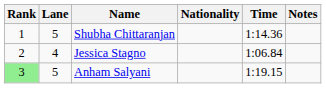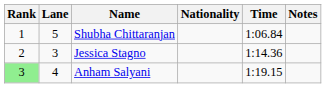(264, 33) 1:14.36 -> (264, 33) 1:06.84
(55, 53) 4 -> (55, 53) 3
(264, 53) 1:06.84 -> (264, 53) 1:14.36
(55, 72) 5 -> (55, 72) 4
